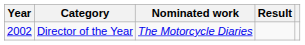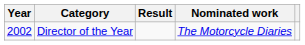columns swapped: (195, 13) <-> (275, 13)
